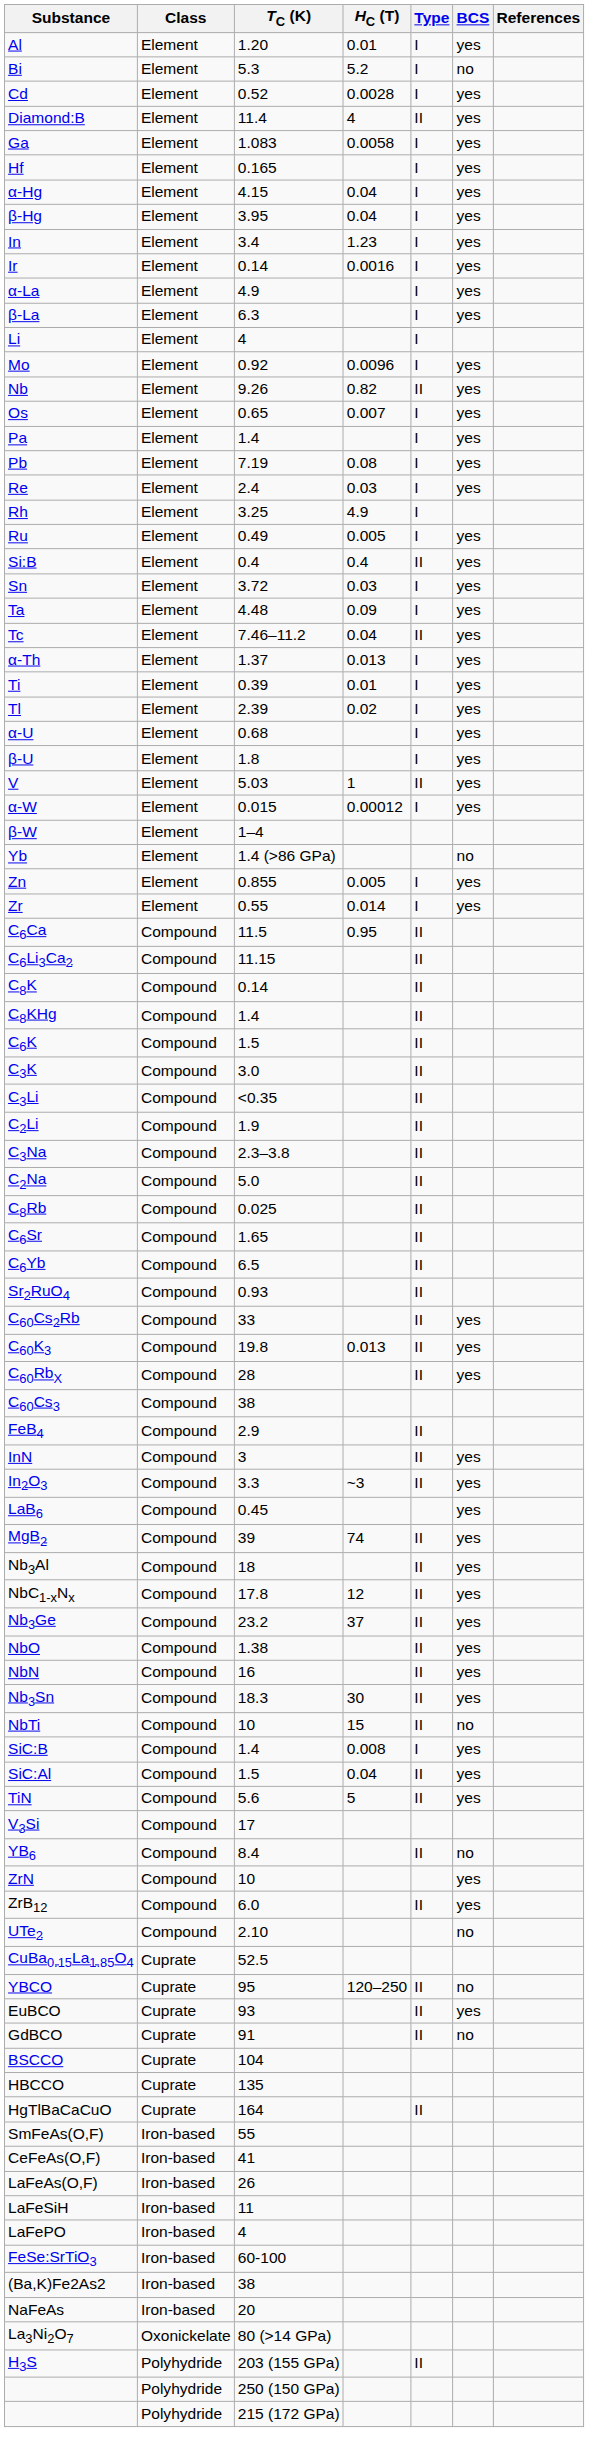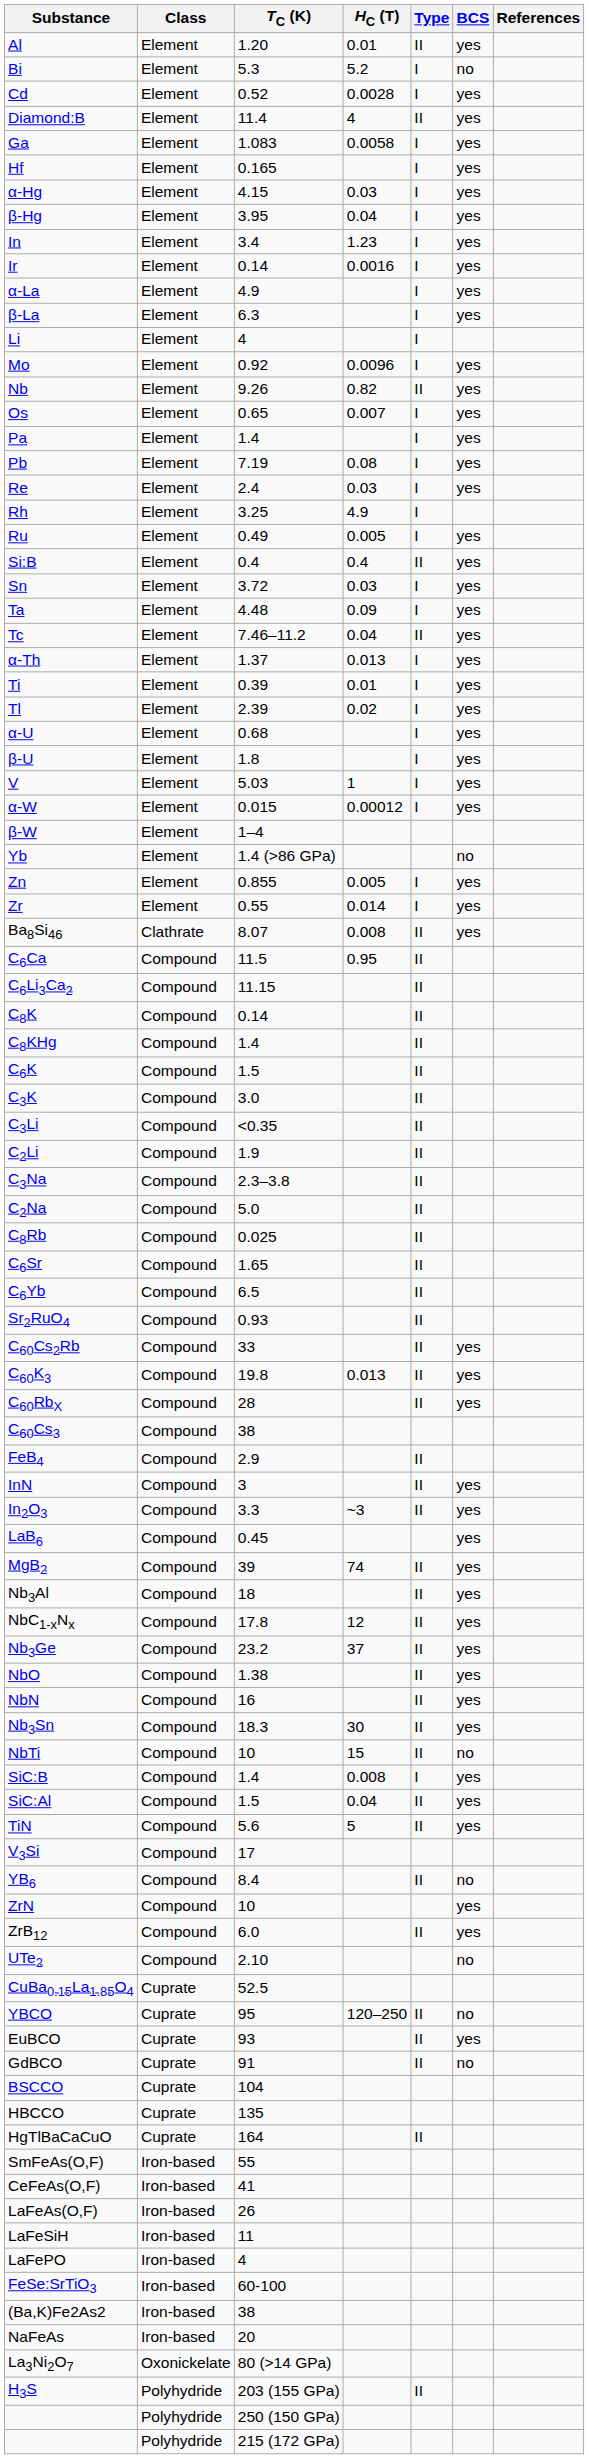(417, 44) I -> (419, 44) II
(362, 192) 0.04 -> (362, 192) 0.03
(419, 782) II -> (417, 782) I
+ row: (35, 932)
